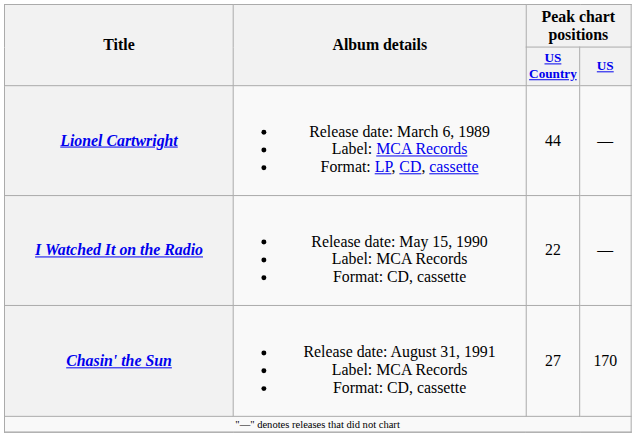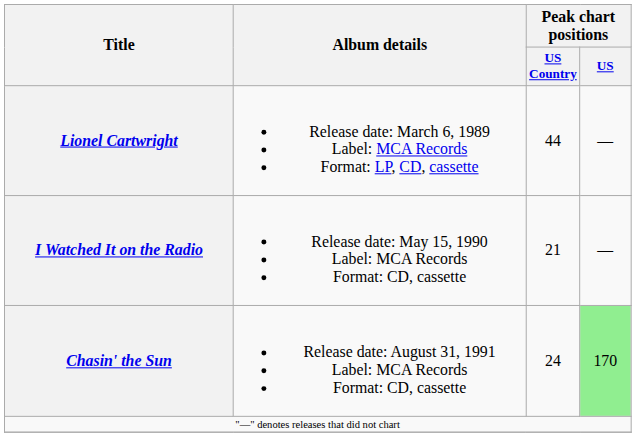(553, 250) 22 -> (553, 250) 21
(553, 361) 27 -> (553, 361) 24
(605, 361) no background -> (605, 361) lightgreen background
